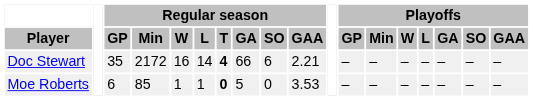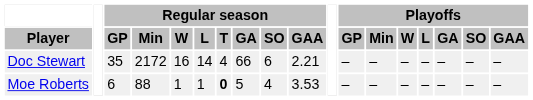(224, 61) bold -> (224, 61) normal
(143, 84) 85 -> (143, 84) 88
(268, 84) 0 -> (268, 84) 4
